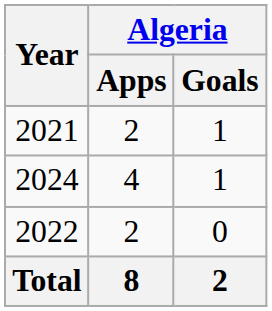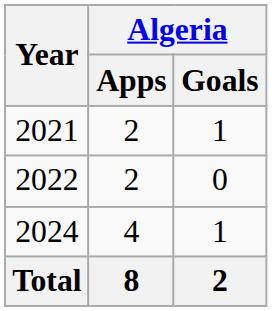rows swapped: (47, 230) <-> (47, 180)
